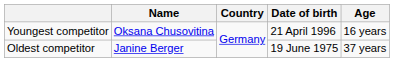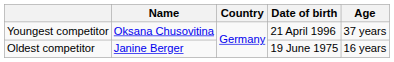(365, 31) 16 years -> (365, 31) 37 years
(365, 48) 37 years -> (365, 48) 16 years
